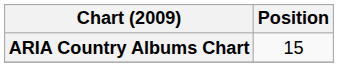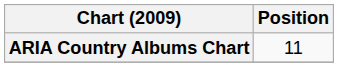(293, 47) 15 -> (293, 47) 11
